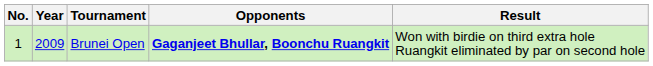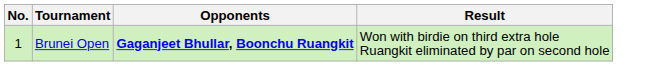- column: (50, 15)
